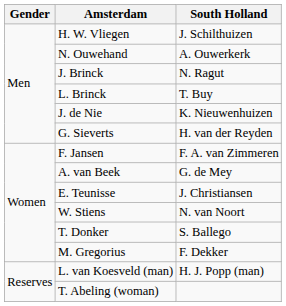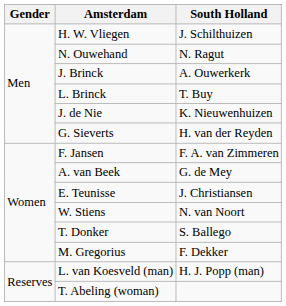(215, 53) A. Ouwerkerk -> (201, 53) N. Ragut
(201, 73) N. Ragut -> (215, 73) A. Ouwerkerk
